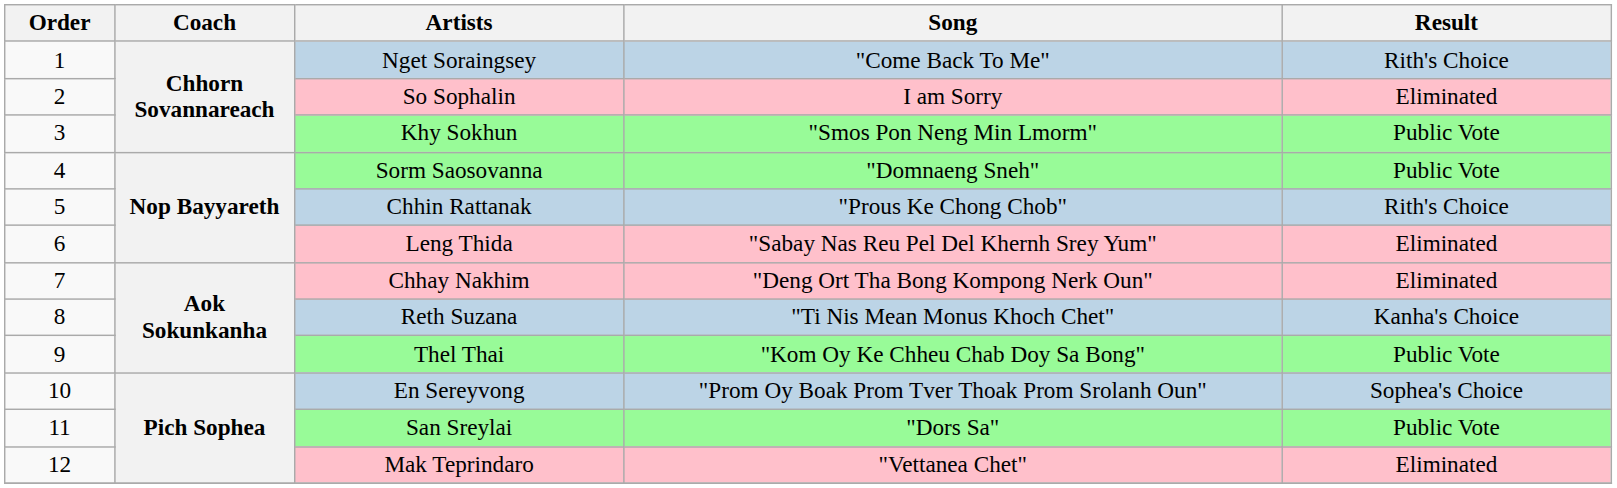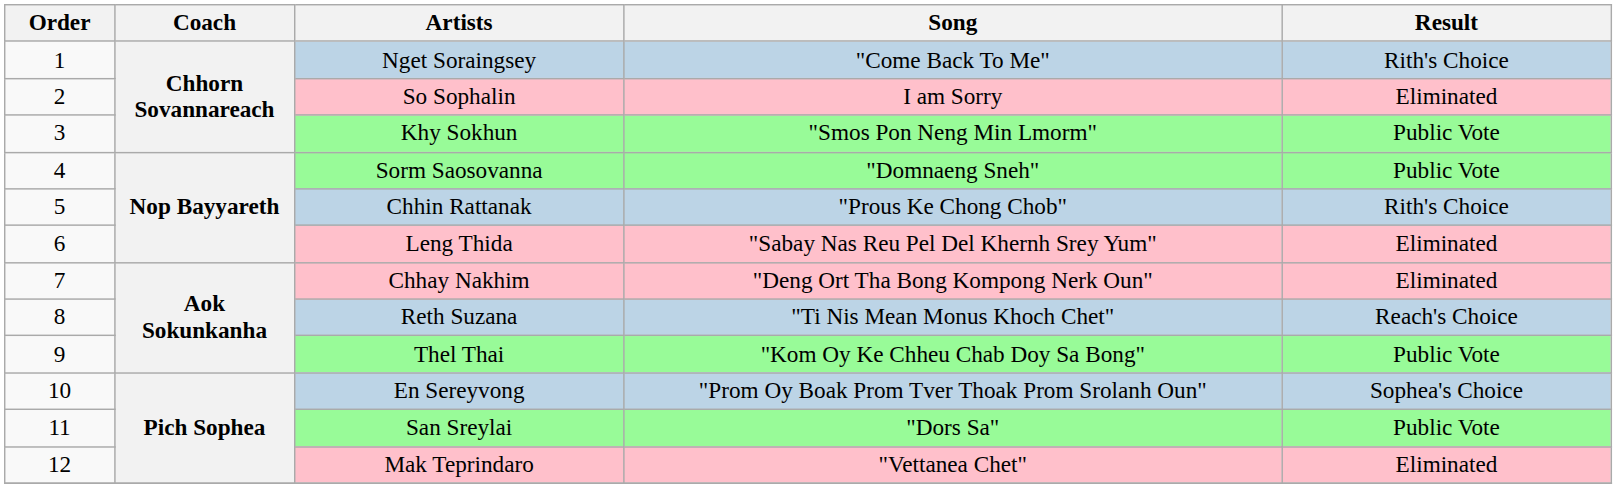(1446, 317) Kanha's Choice -> (1446, 317) Reach's Choice
